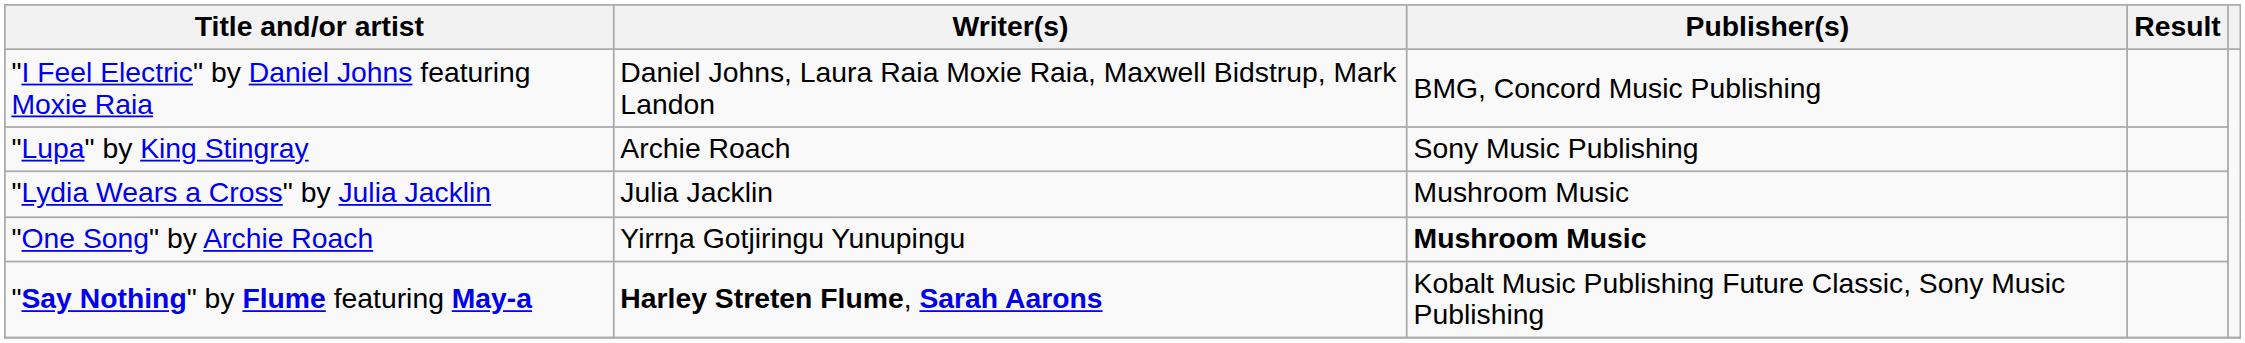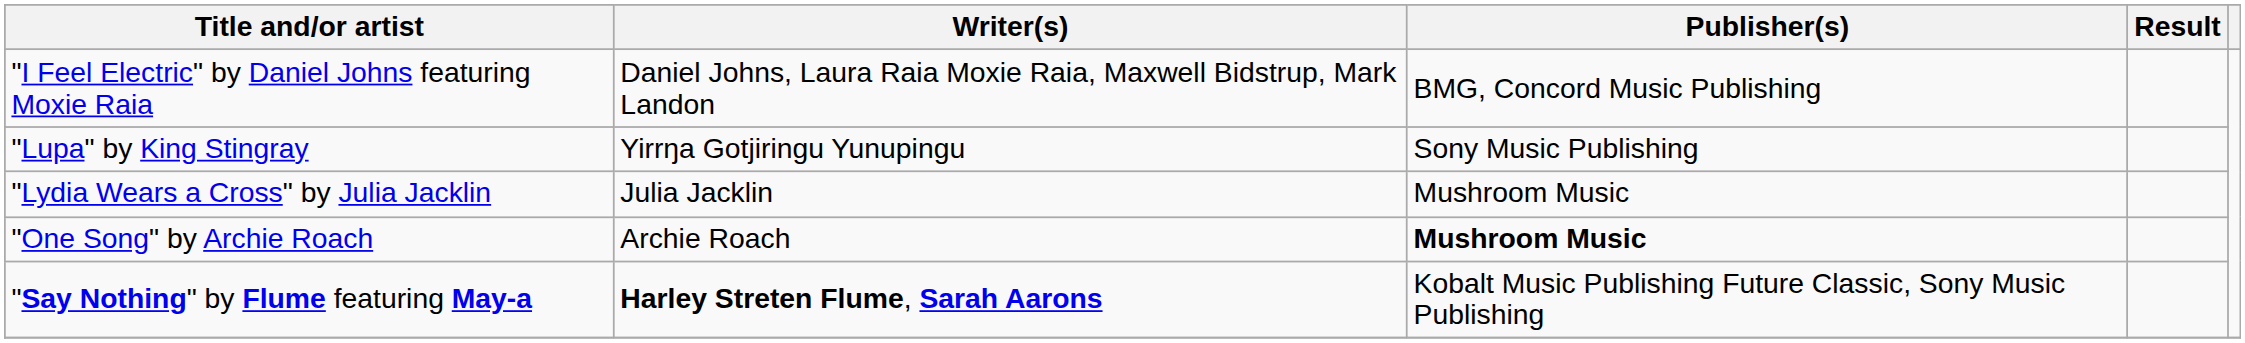(705, 148) Archie Roach -> (793, 148) Yirrŋa Gotjiringu Yunupingu
(793, 238) Yirrŋa Gotjiringu Yunupingu -> (705, 238) Archie Roach
